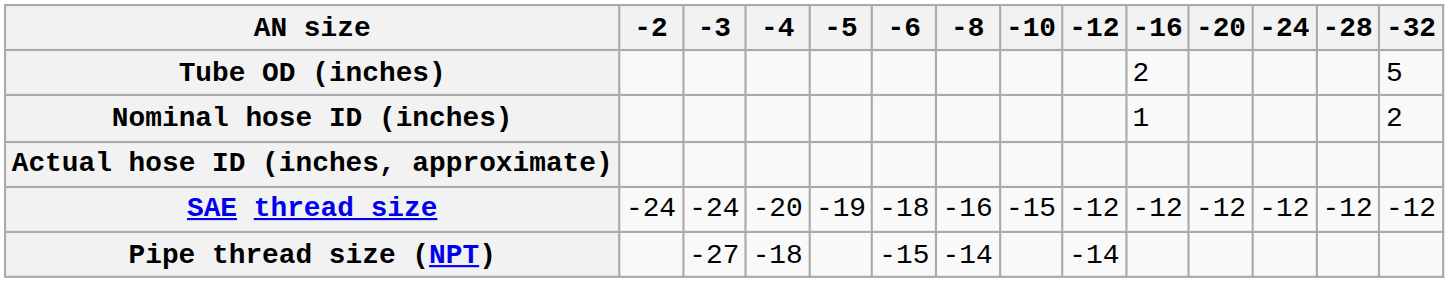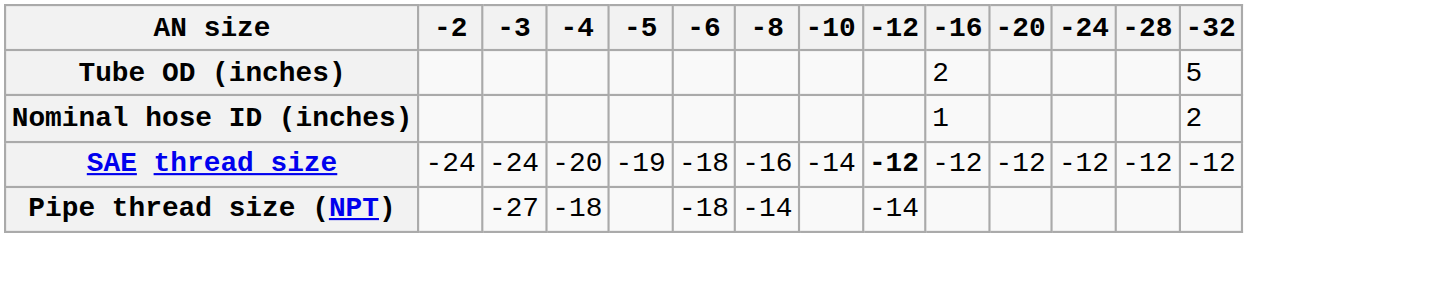- row: (312, 164)
(1031, 209) -15 -> (831, 164) -14
(1094, 209) normal -> (894, 164) bold
(904, 254) -15 -> (704, 209) -18
